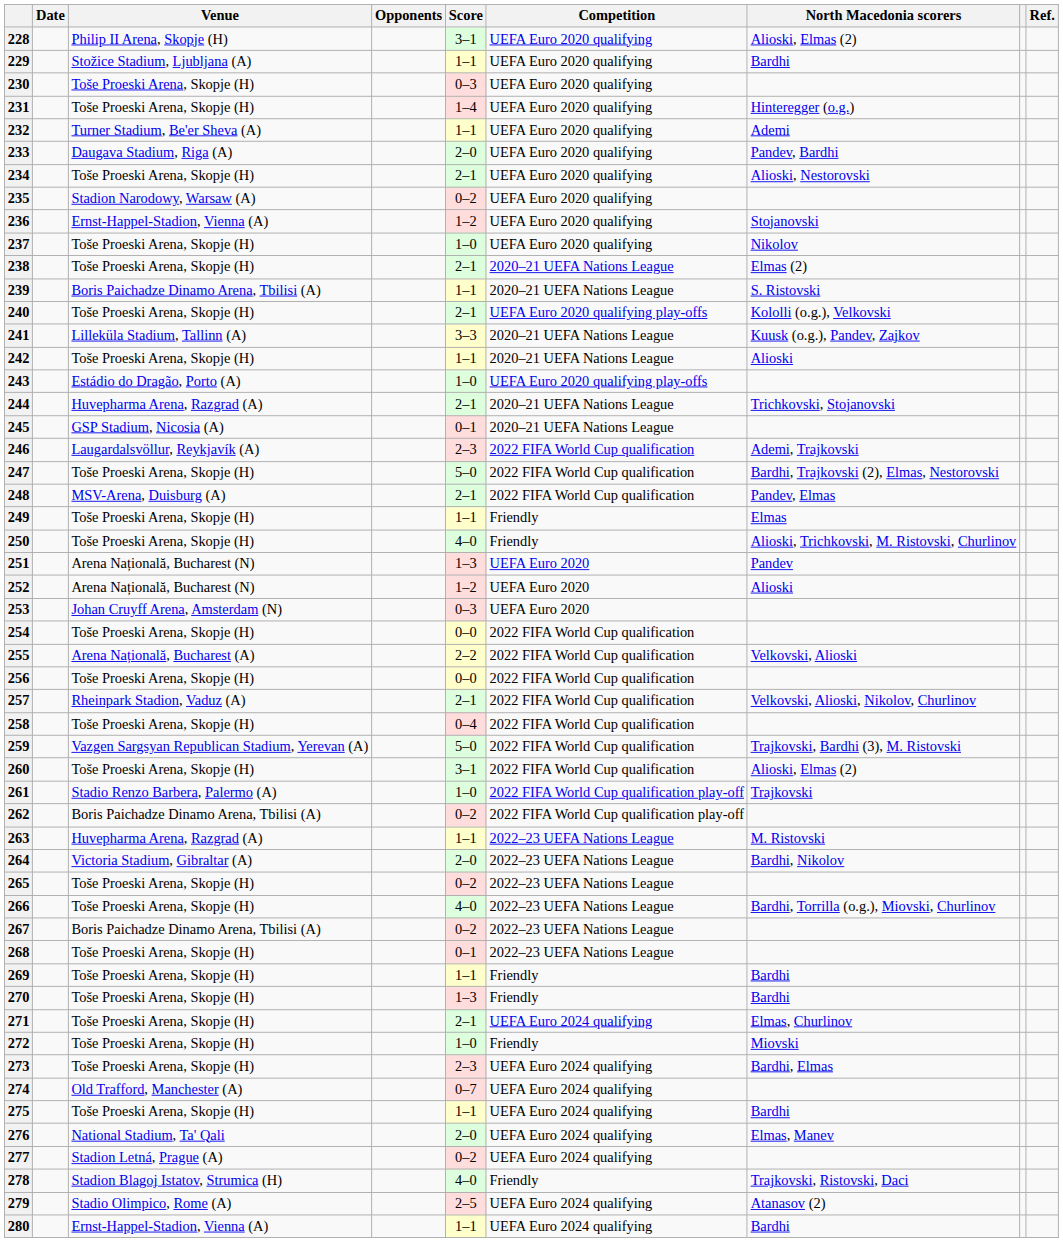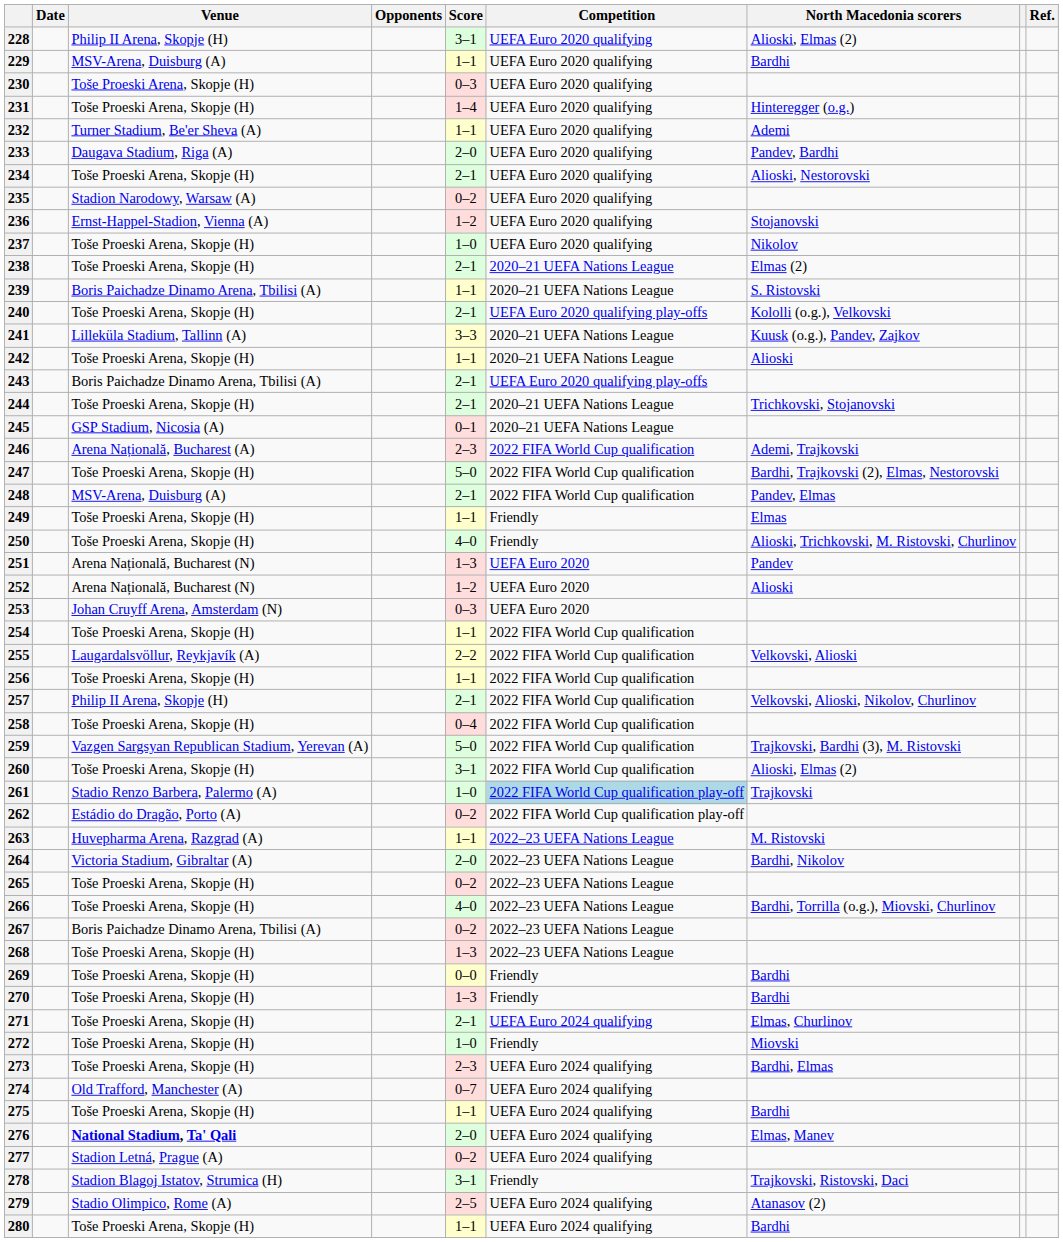(161, 61) Stožice Stadium, Ljubljana (A) -> (148, 61) MSV-Arena, Duisburg (A)
(156, 381) Estádio do Dragão, Porto (A) -> (196, 381) Boris Paichadze Dinamo Arena, Tbilisi (A)
(466, 381) 1–0 -> (466, 381) 2–1
(167, 404) Huvepharma Arena, Razgrad (A) -> (163, 404) Toše Proeski Arena, Skopje (H)
(165, 449) Laugardalsvöllur, Reykjavík (A) -> (163, 449) Arena Națională, Bucharest (A)
(466, 632) 0–0 -> (466, 632) 1–1
(163, 655) Arena Națională, Bucharest (A) -> (165, 655) Laugardalsvöllur, Reykjavík (A)
(466, 678) 0–0 -> (466, 678) 1–1
(158, 701) Rheinpark Stadion, Vaduz (A) -> (150, 701) Philip II Arena, Skopje (H)
(617, 792) no background -> (617, 792) lightblue background
(196, 815) Boris Paichadze Dinamo Arena, Tbilisi (A) -> (156, 815) Estádio do Dragão, Porto (A)
(466, 952) 0–1 -> (466, 952) 1–3
(466, 975) 1–1 -> (466, 975) 0–0
(148, 1134) normal -> (154, 1134) bold
(466, 1180) 4–0 -> (466, 1180) 3–1
(170, 1226) Ernst-Happel-Stadion, Vienna (A) -> (163, 1226) Toše Proeski Arena, Skopje (H)
